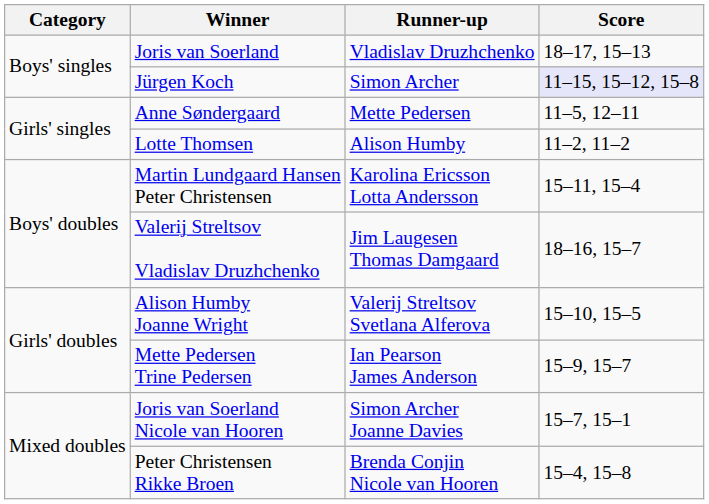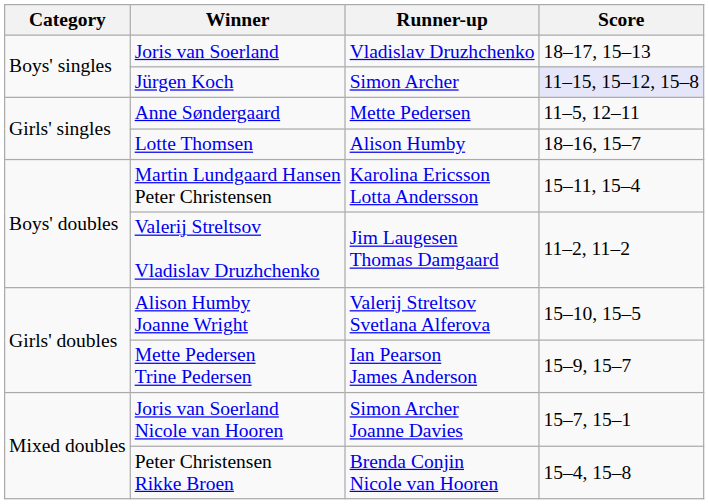(587, 143) 11–2, 11–2 -> (592, 143) 18–16, 15–7
(592, 249) 18–16, 15–7 -> (587, 249) 11–2, 11–2
